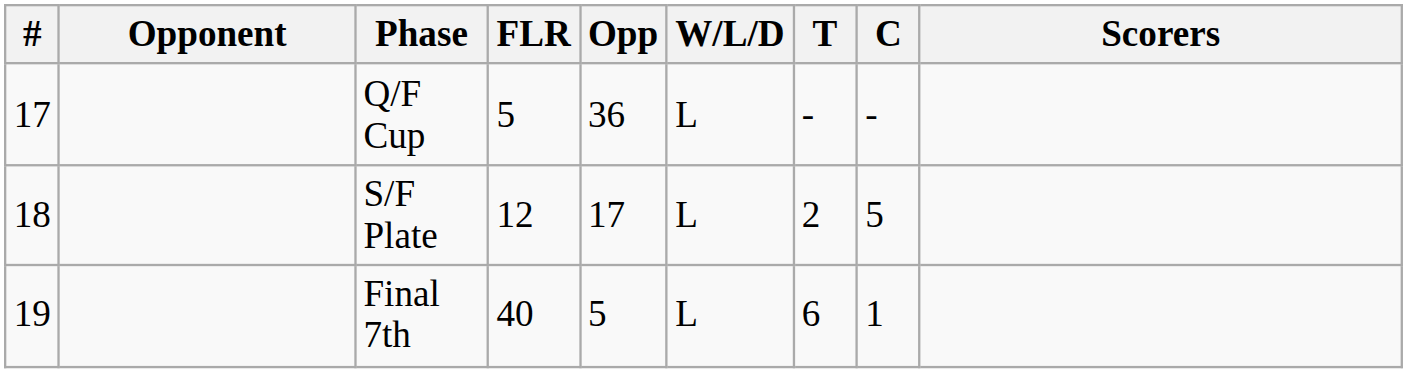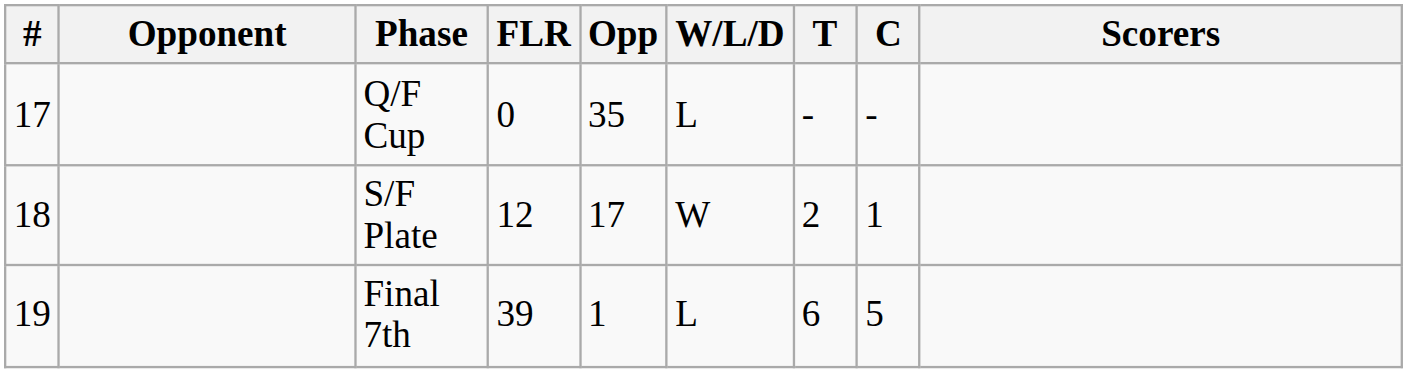(506, 113) 5 -> (506, 113) 0
(606, 113) 36 -> (606, 113) 35
(687, 214) L -> (693, 214) W
(874, 214) 5 -> (874, 214) 1
(515, 314) 40 -> (515, 314) 39
(597, 314) 5 -> (597, 314) 1
(874, 314) 1 -> (874, 314) 5
